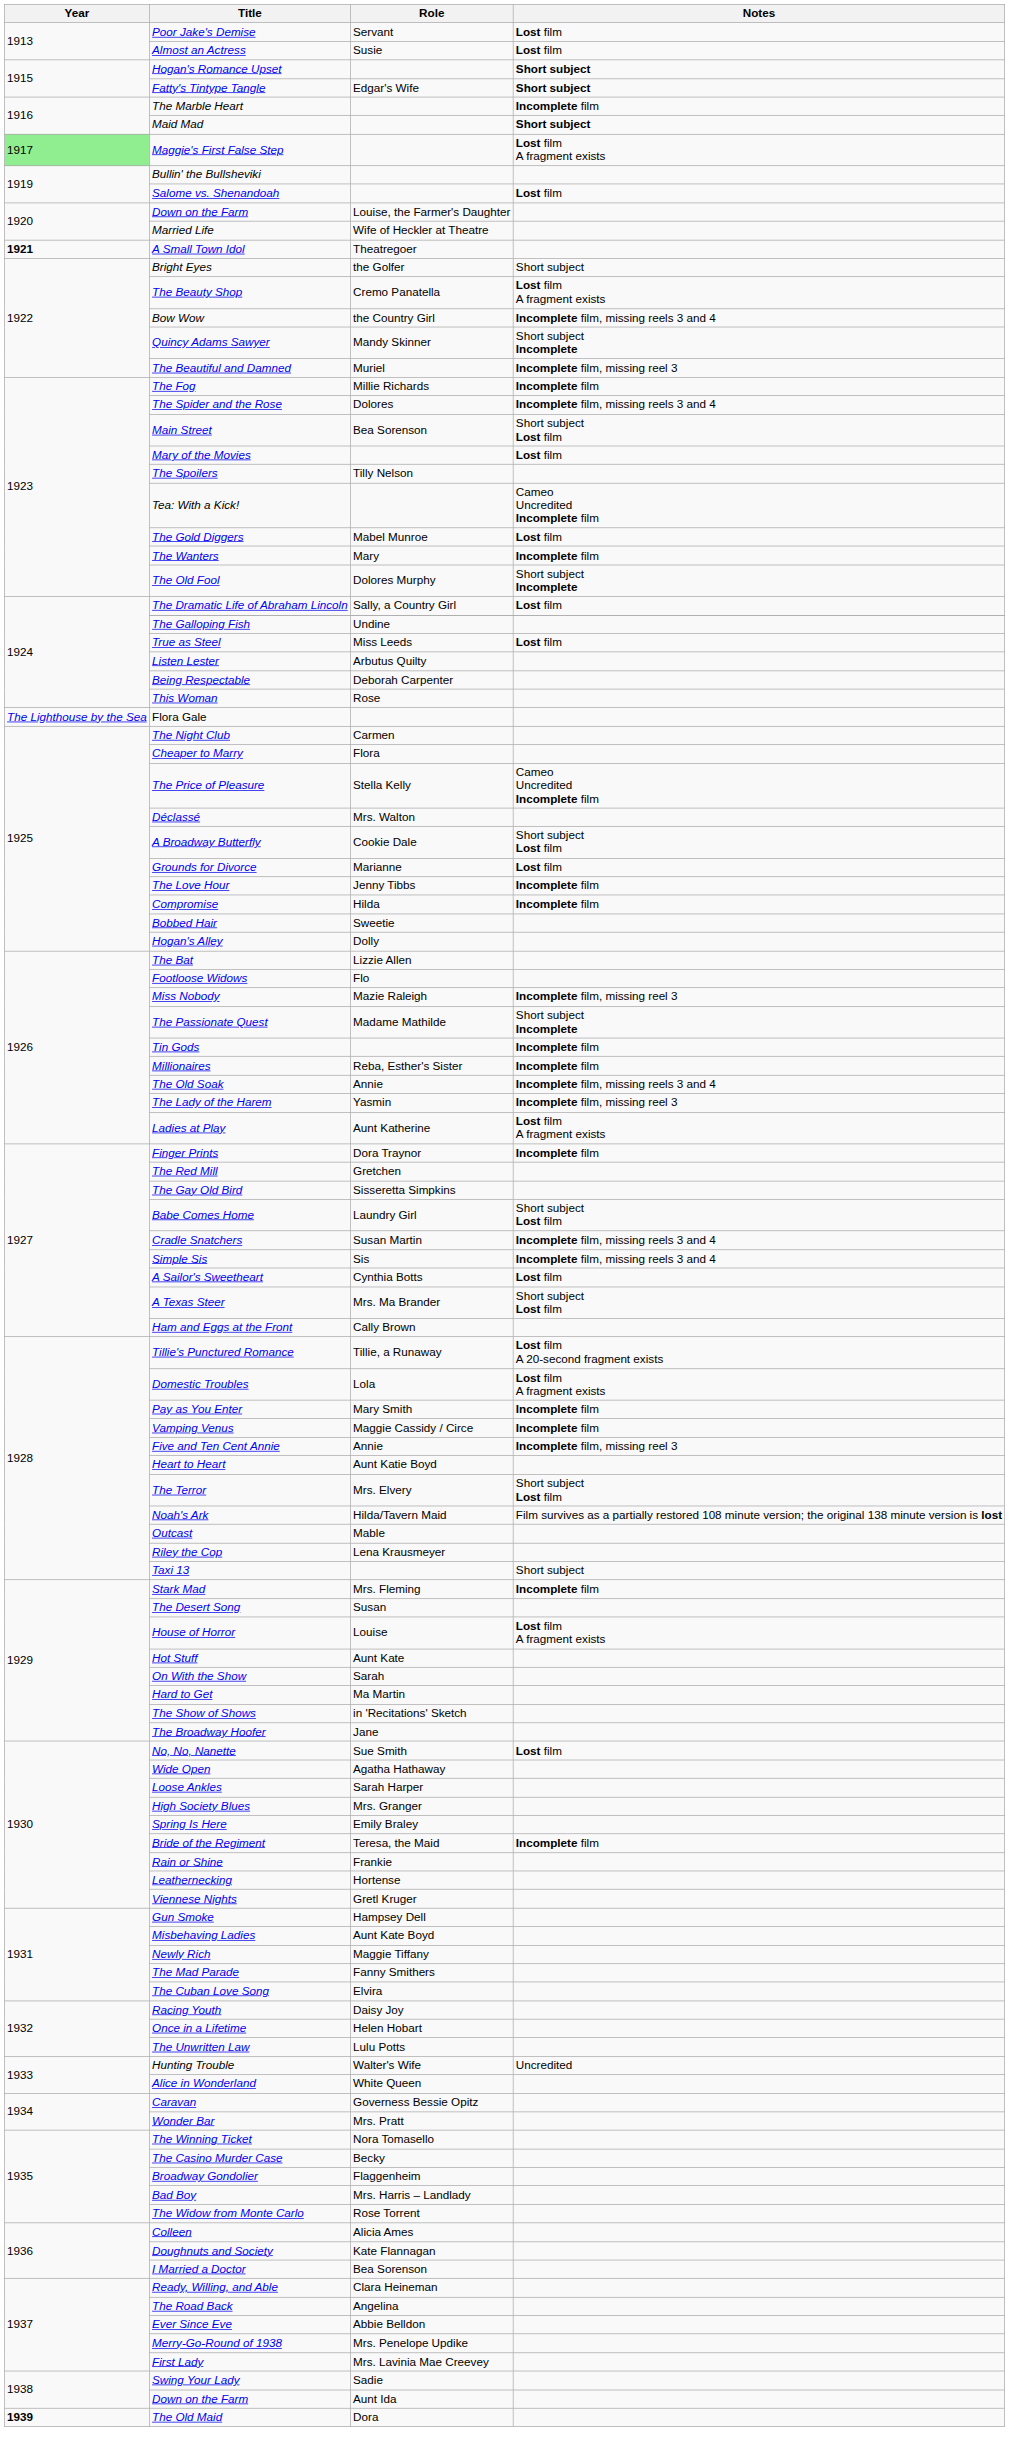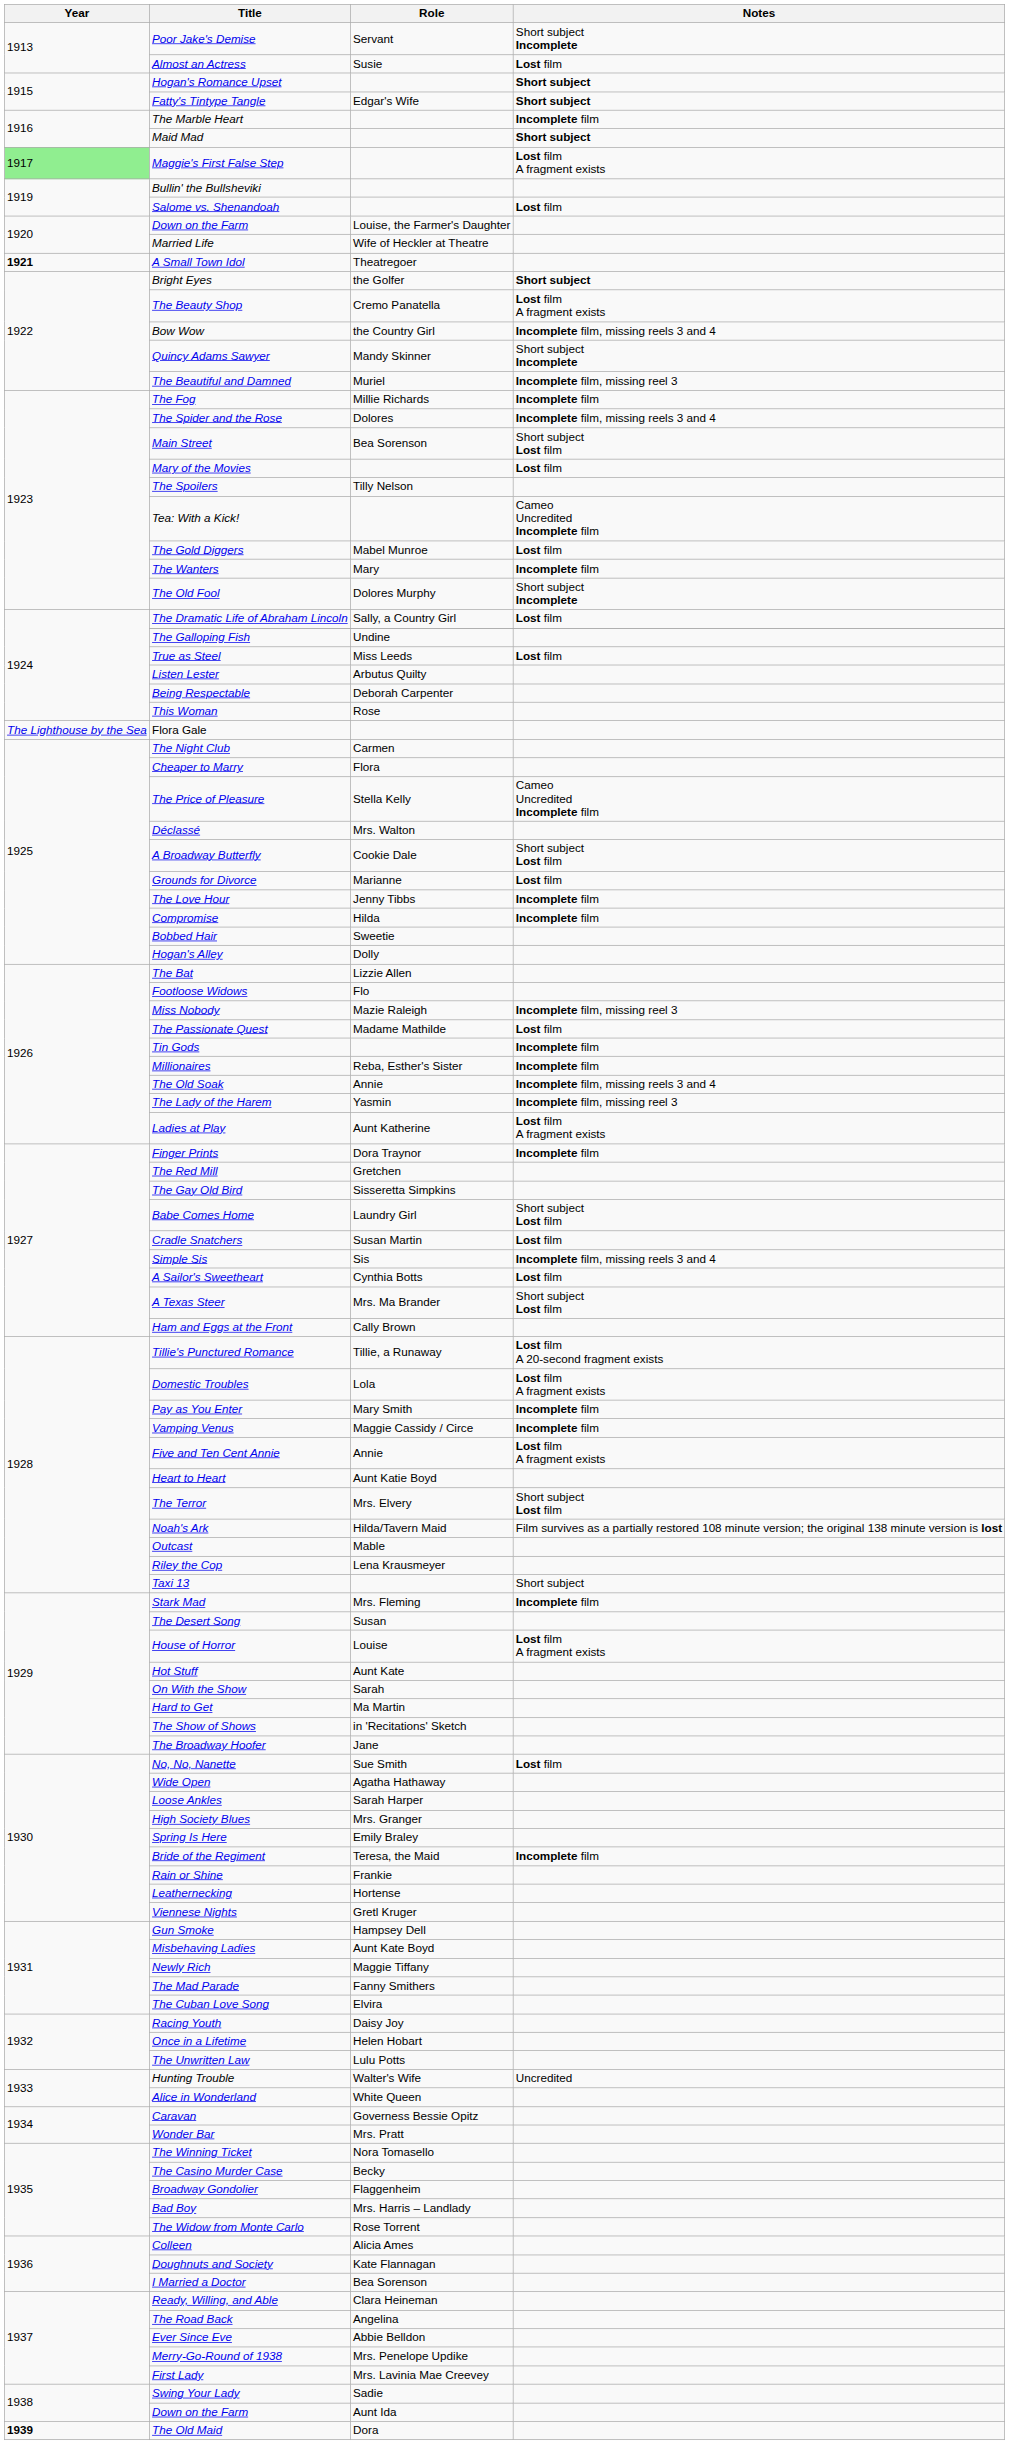(539, 32) Lost film -> (550, 38) Short subject Incomplete
(550, 267) normal -> (553, 280) bold
(550, 1022) Short subject Incomplete -> (539, 1028) Lost film
(616, 1240) Incomplete film, missing reels 3 and 4 -> (539, 1240) Lost film
(597, 1446) Incomplete film, missing reel 3 -> (561, 1453) Lost film A fragment exists
